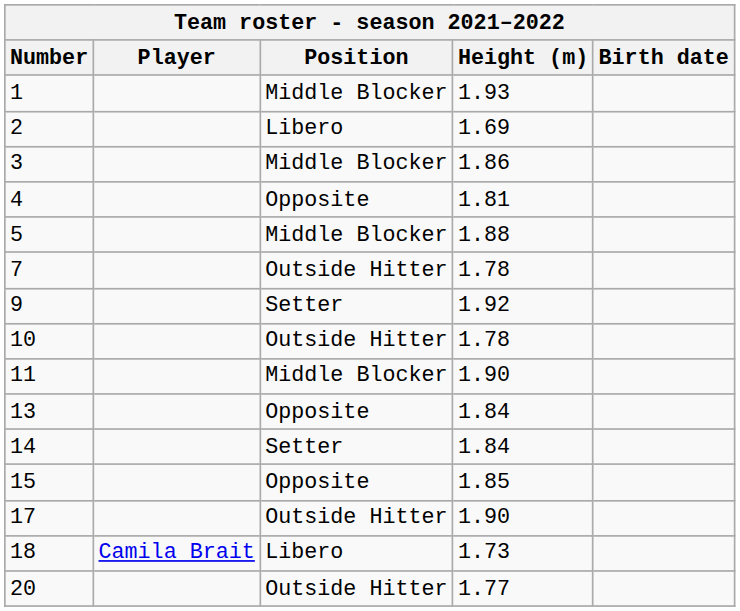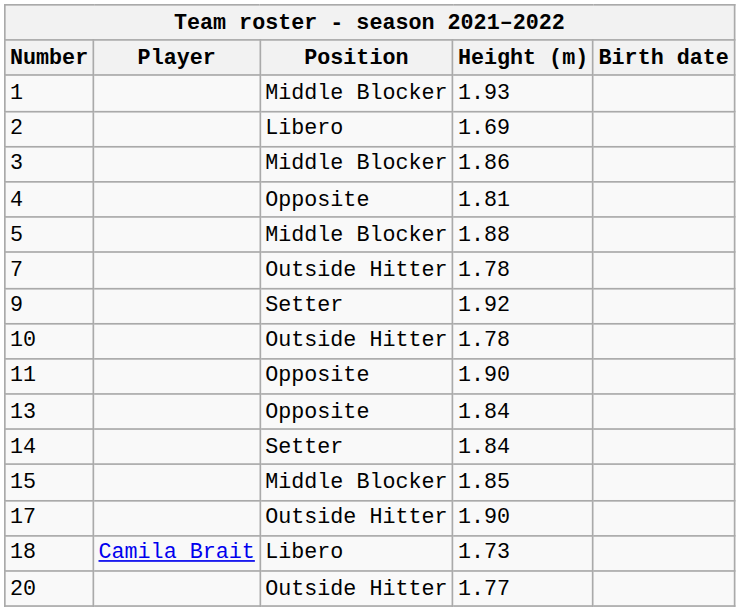(356, 376) Middle Blocker -> (317, 376) Opposite
(317, 483) Opposite -> (356, 483) Middle Blocker
